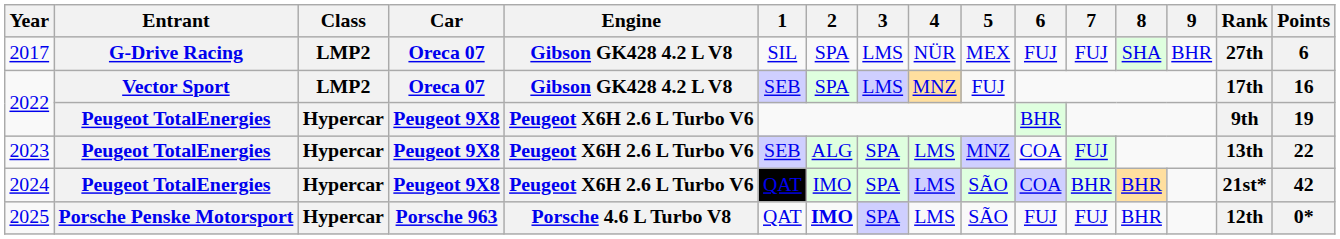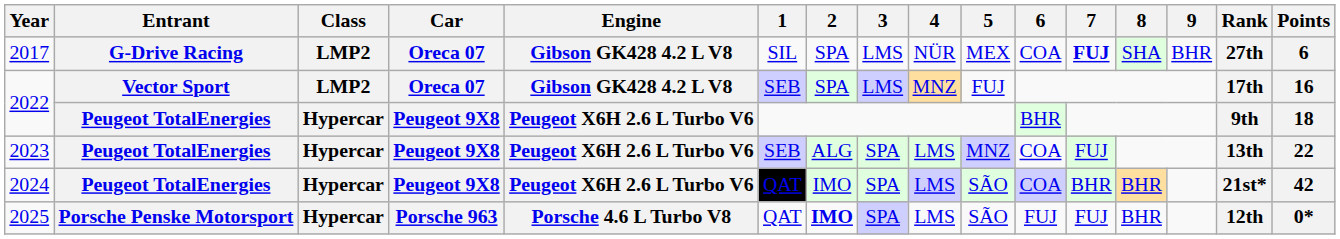(1041, 53) FUJ -> (1041, 53) COA
(1091, 53) normal -> (1091, 53) bold
(1304, 118) 19 -> (1304, 118) 18
